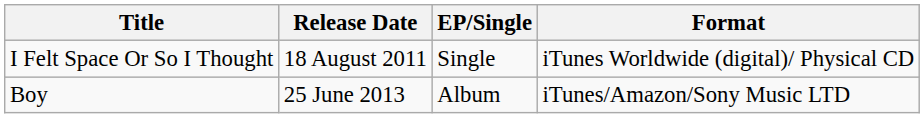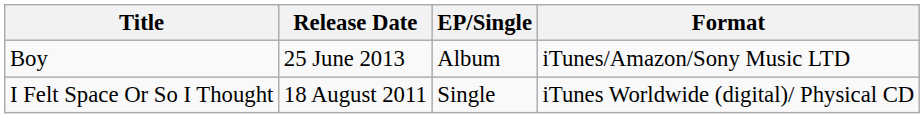rows swapped: (29, 94) <-> (142, 58)
